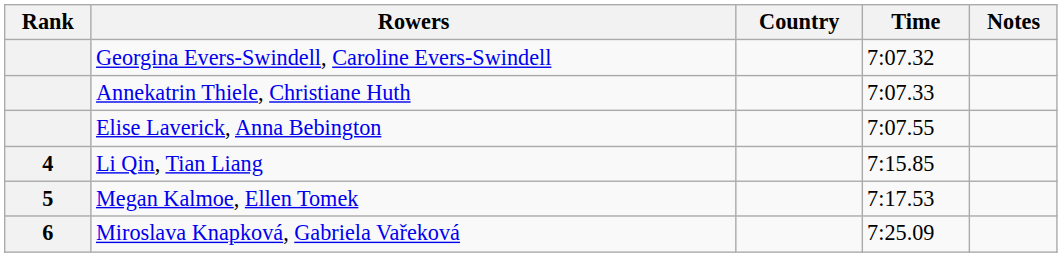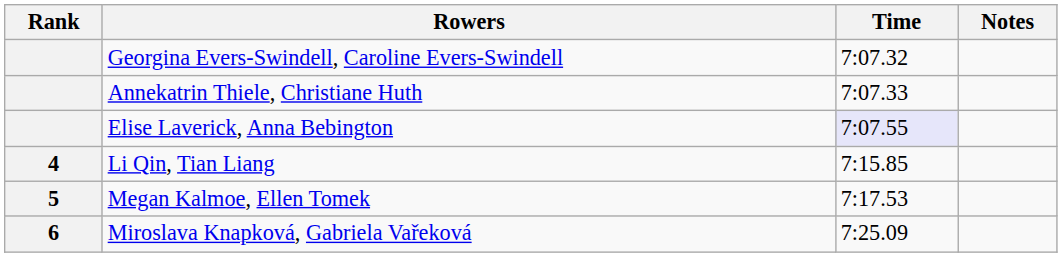- column: (799, 22)
(901, 127) no background -> (874, 127) lavender background
